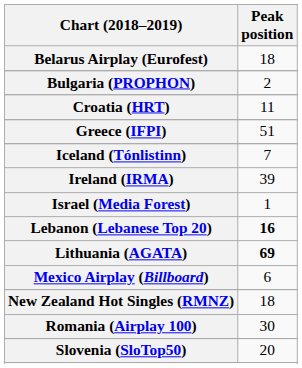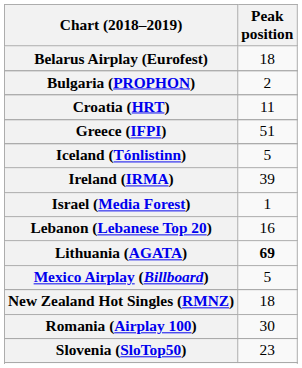(267, 155) 7 -> (267, 155) 5
(267, 228) bold -> (267, 228) normal
(267, 277) 6 -> (267, 277) 5
(267, 350) 20 -> (267, 350) 23
